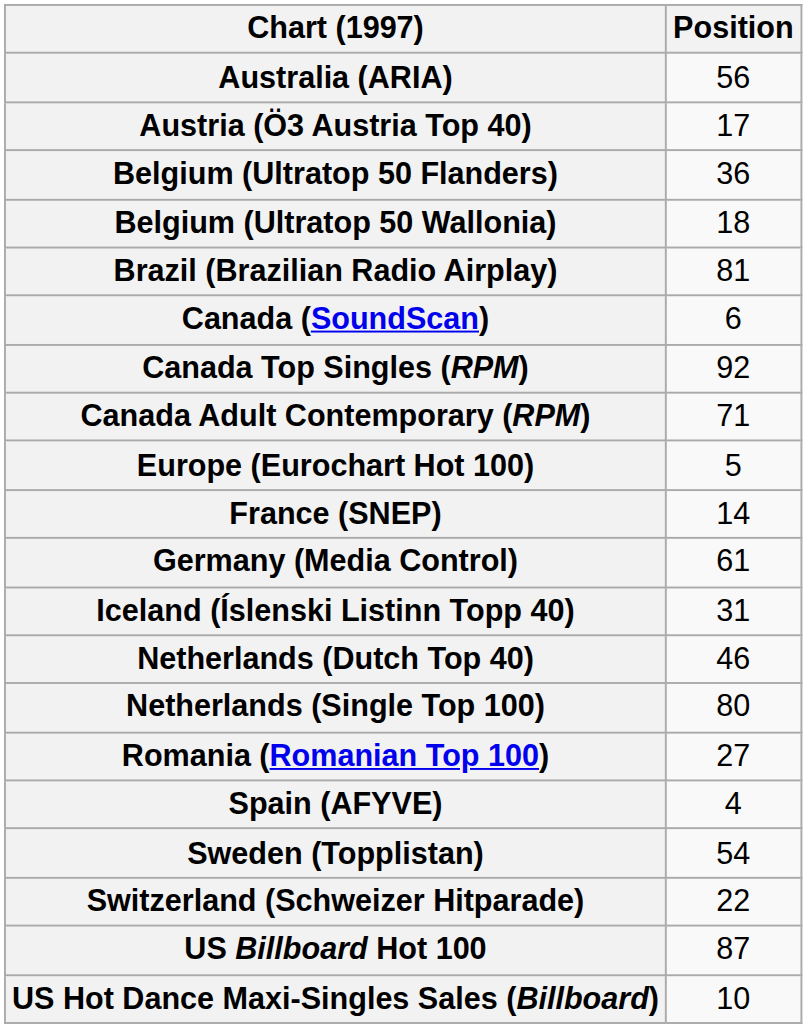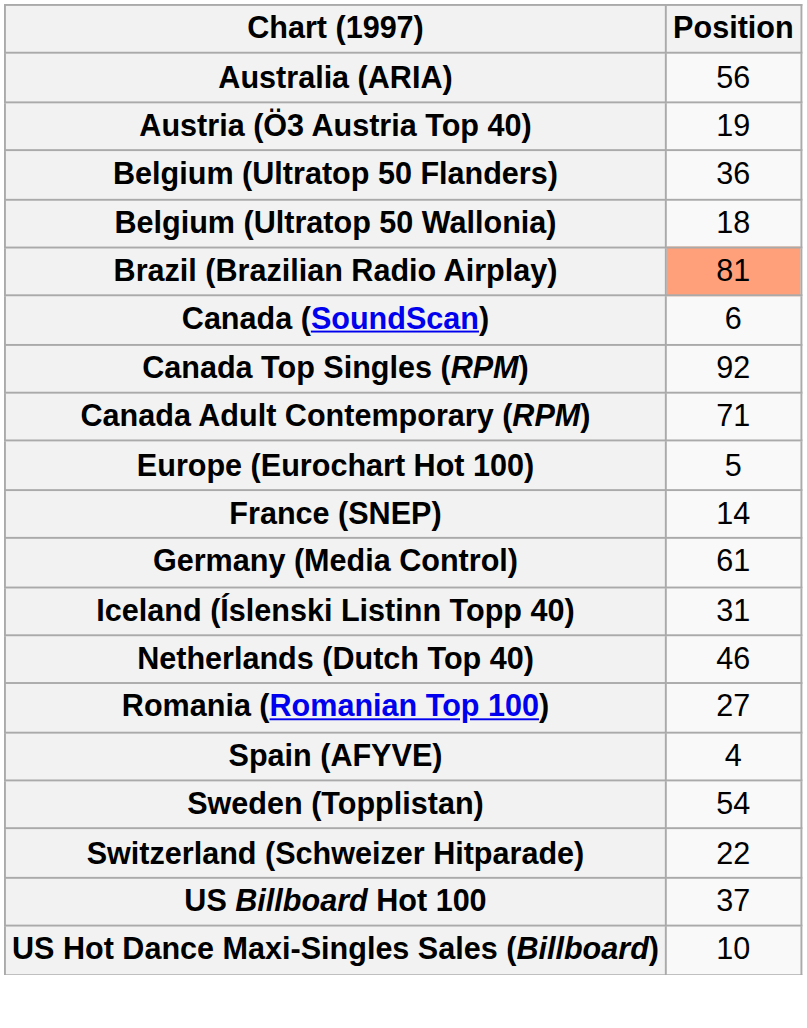(733, 125) 17 -> (733, 125) 19
(733, 271) no background -> (733, 271) lightsalmon background
- row: (335, 707)
(733, 949) 87 -> (733, 901) 37
